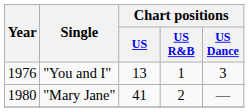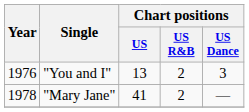(181, 73) 1 -> (181, 73) 2
(22, 96) 1980 -> (22, 96) 1978
